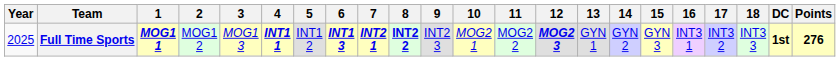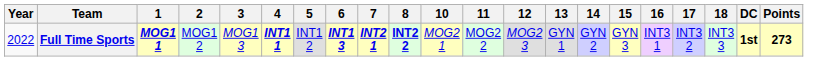- column: (437, 14)
(21, 39) 2025 -> (21, 39) 2022
(557, 39) bold -> (525, 39) normal
(814, 39) 276 -> (782, 39) 273
